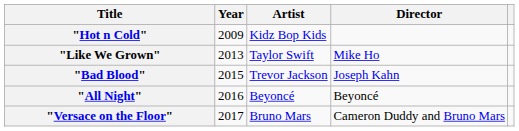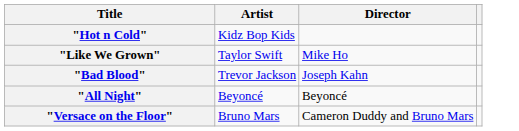- column: (231, 14)
